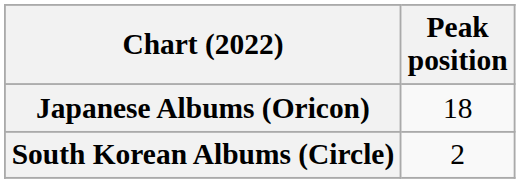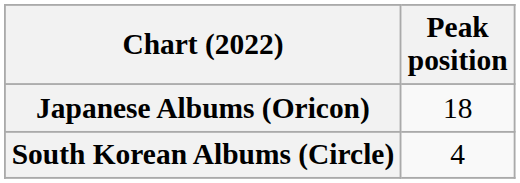(458, 154) 2 -> (458, 154) 4
